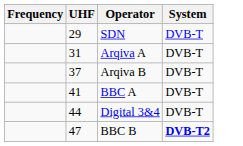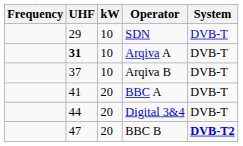+ column: (110, 14)
(75, 53) normal -> (75, 53) bold
